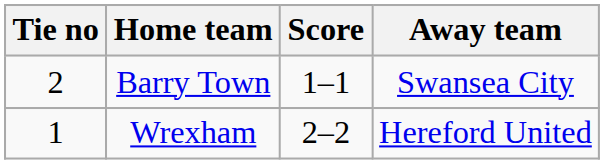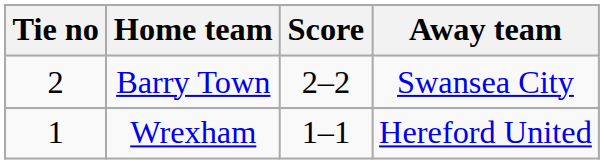(326, 81) 1–1 -> (326, 81) 2–2
(326, 132) 2–2 -> (326, 132) 1–1
